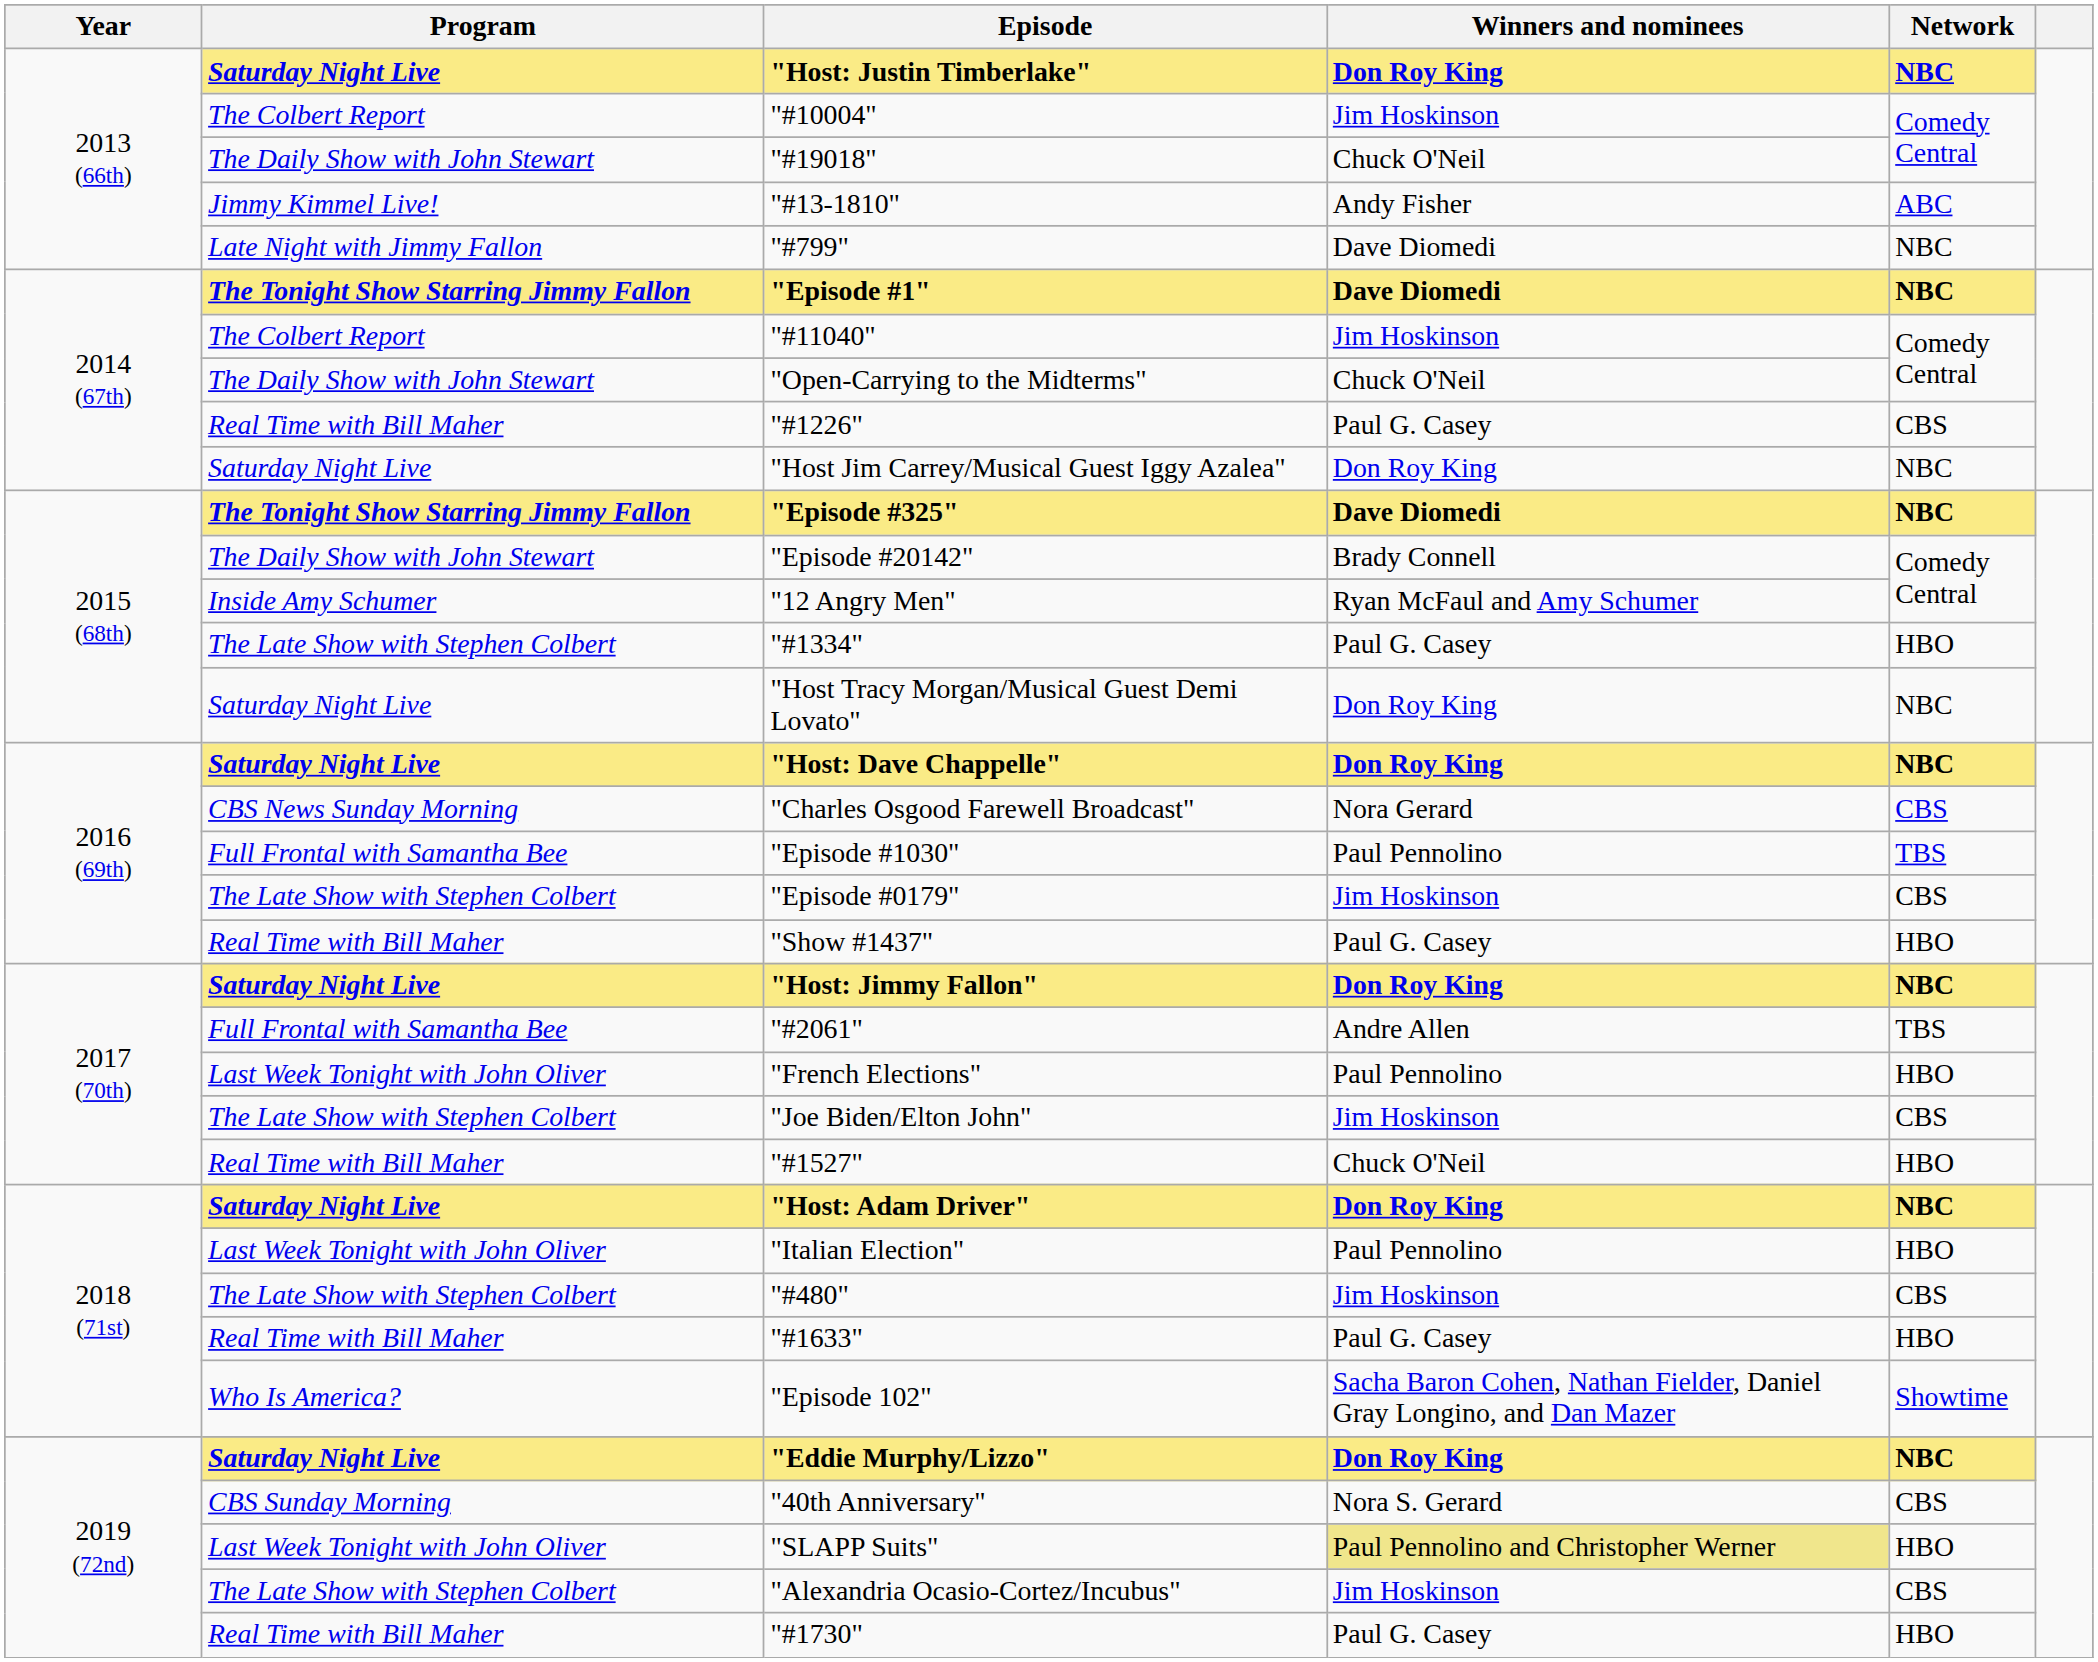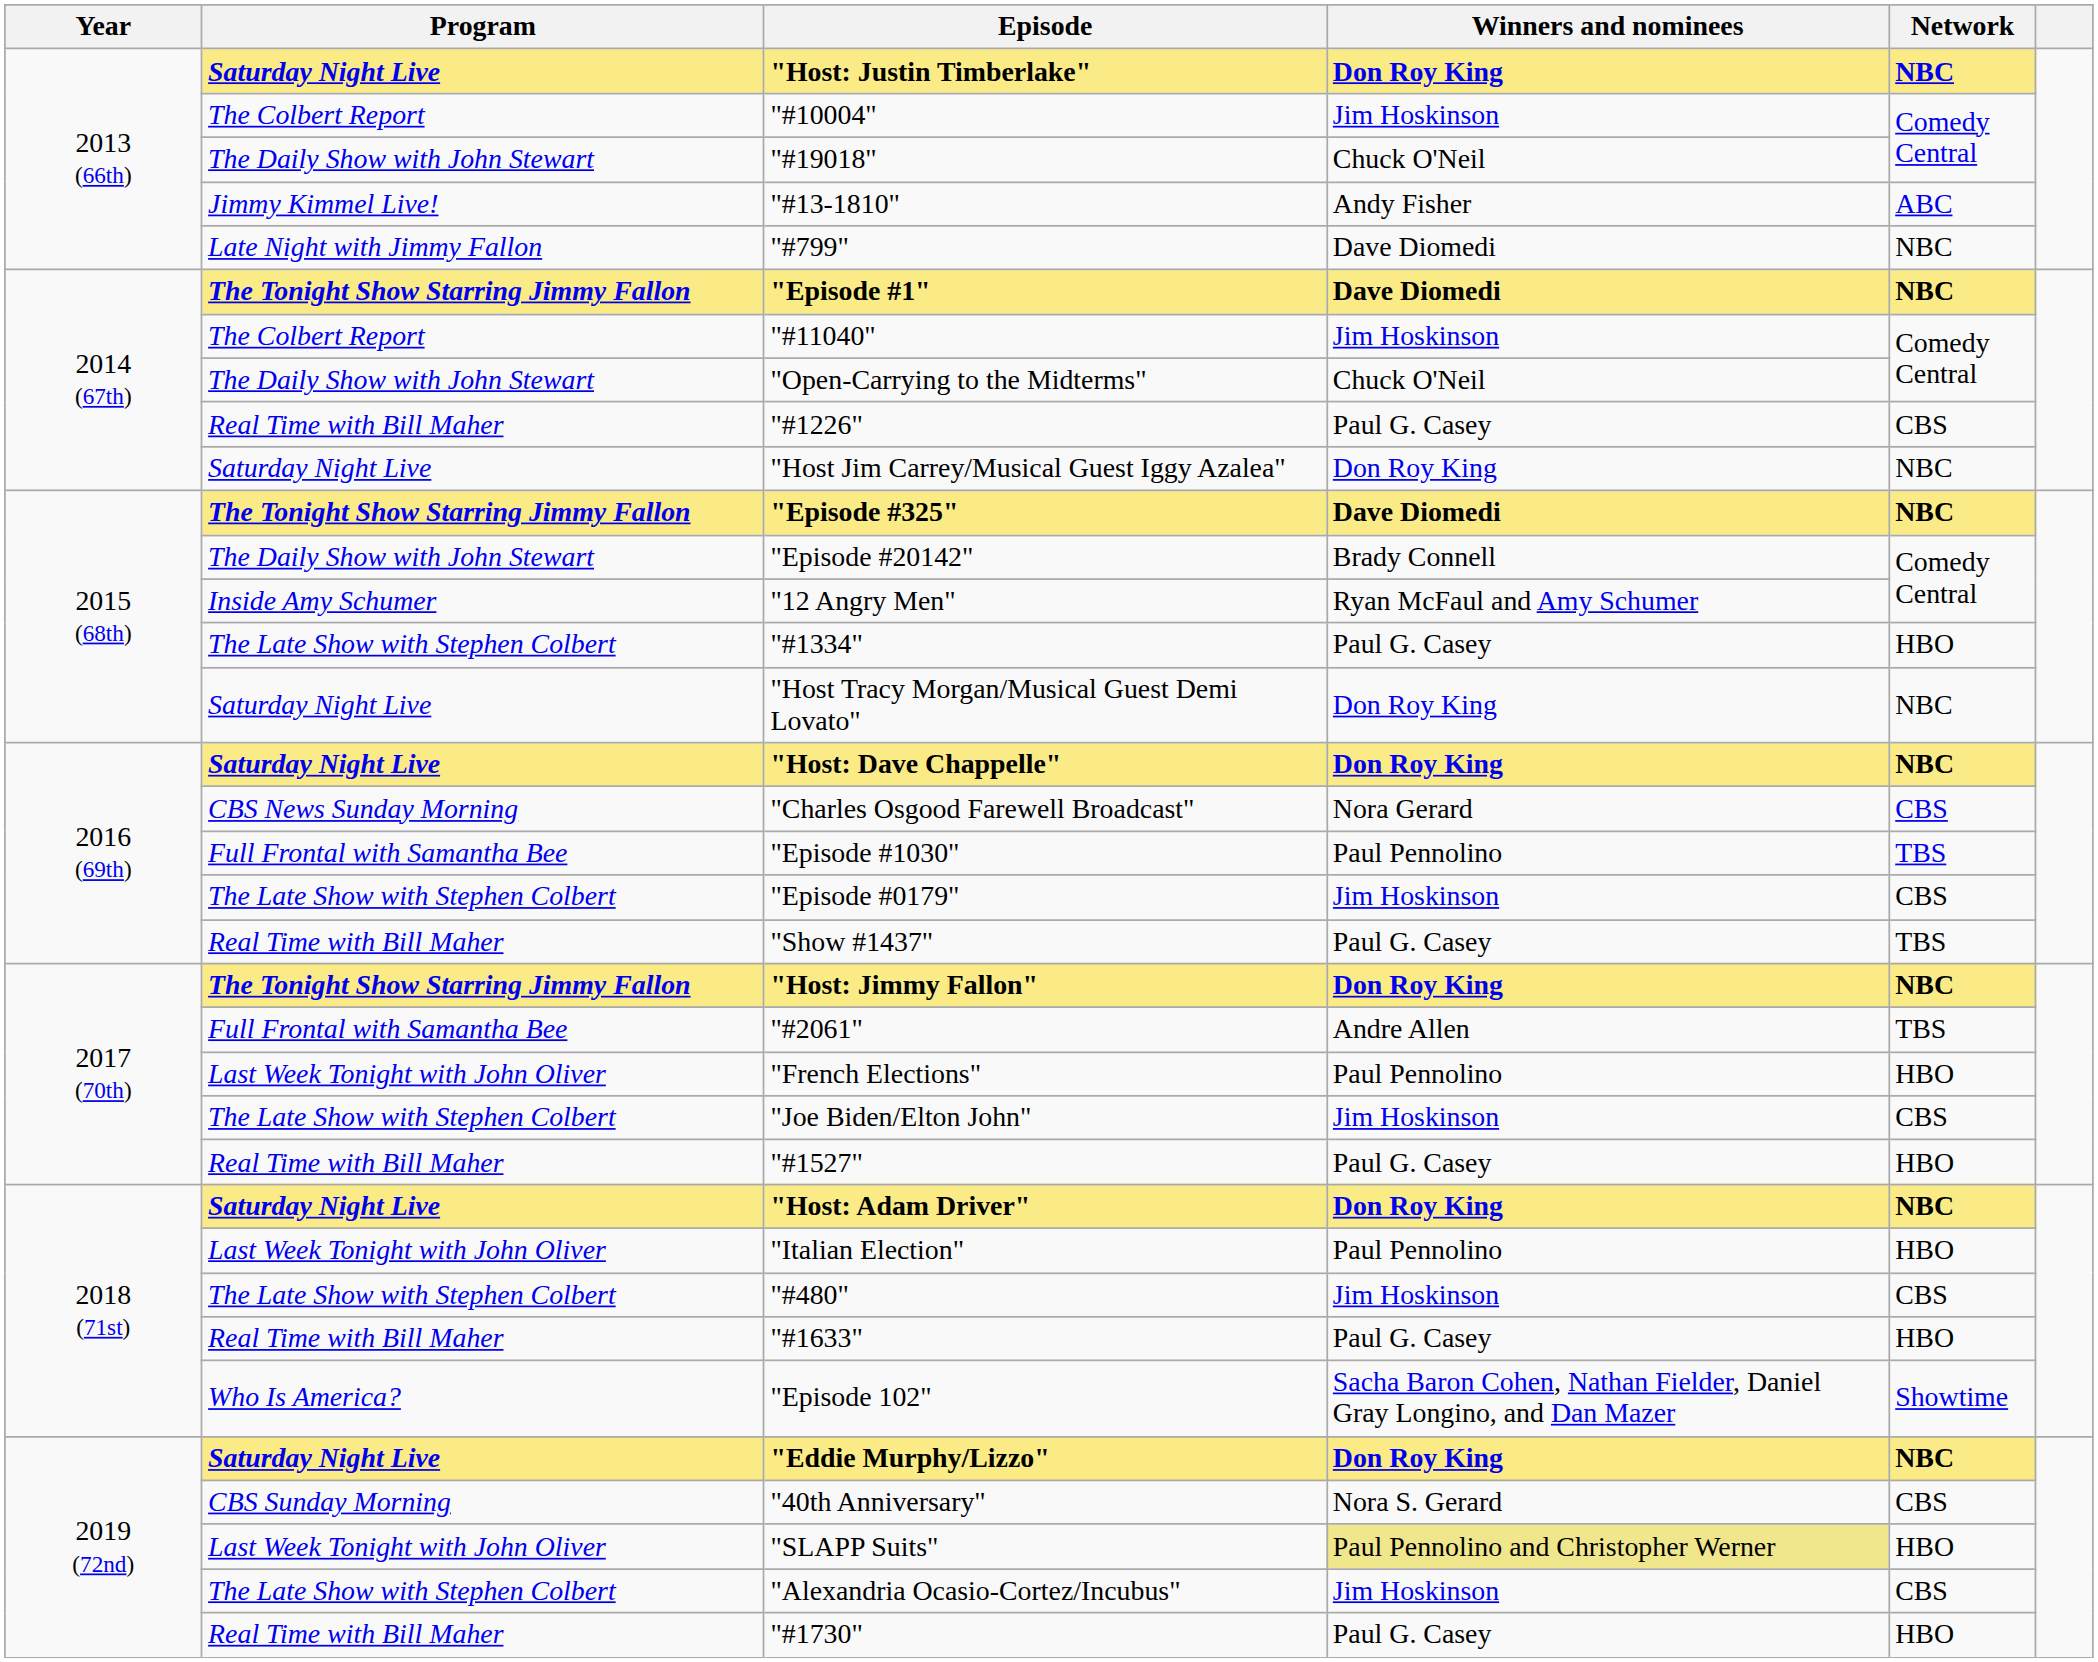(1925, 940) HBO -> (1921, 940) TBS
(324, 985) Saturday Night Live -> (449, 985) The Tonight Show Starring Jimmy Fallon
(1409, 1161) Chuck O'Neil -> (1412, 1161) Paul G. Casey
